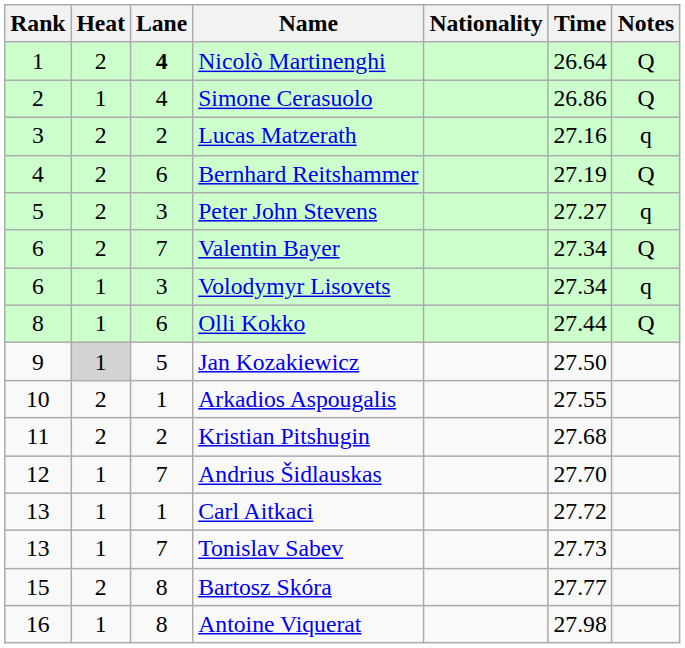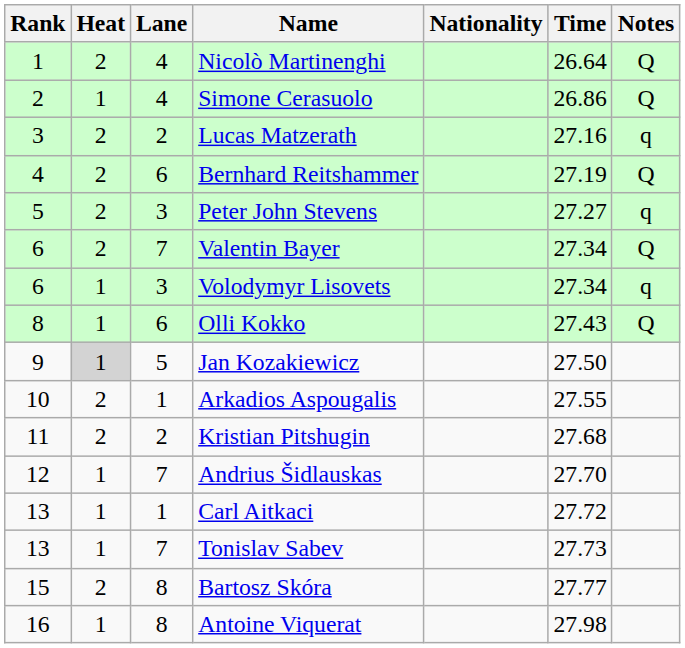(162, 60) bold -> (162, 60) normal
(580, 323) 27.44 -> (580, 323) 27.43
